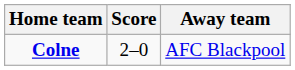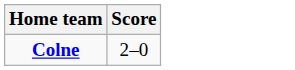- column: (225, 19)
